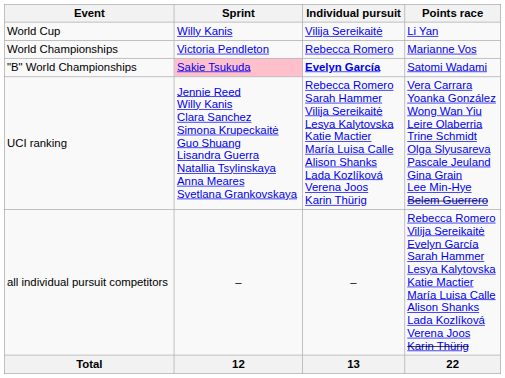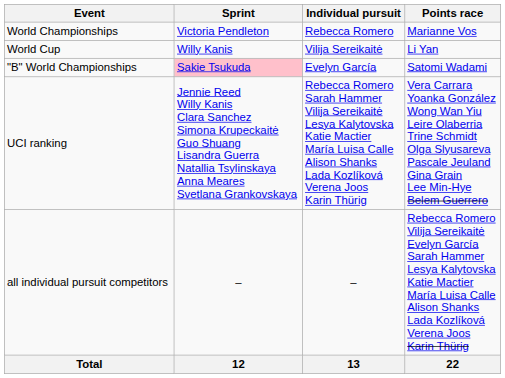rows swapped: (62, 49) <-> (34, 31)
(343, 67) bold -> (341, 67) normal
